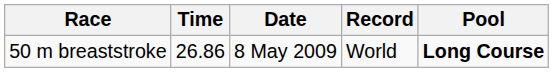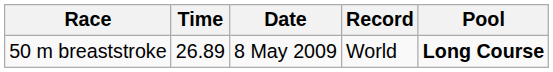(200, 51) 26.86 -> (200, 51) 26.89
